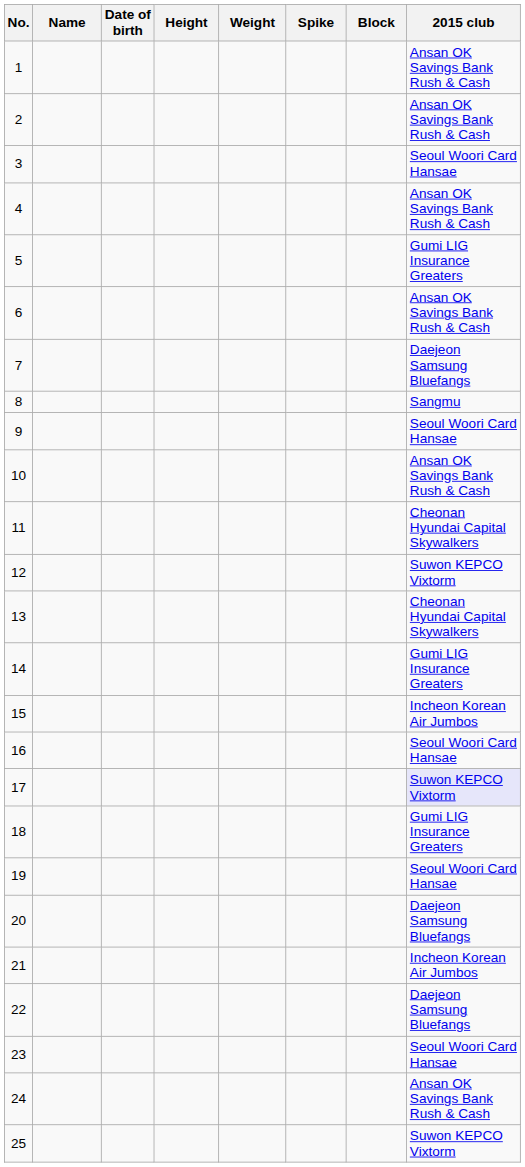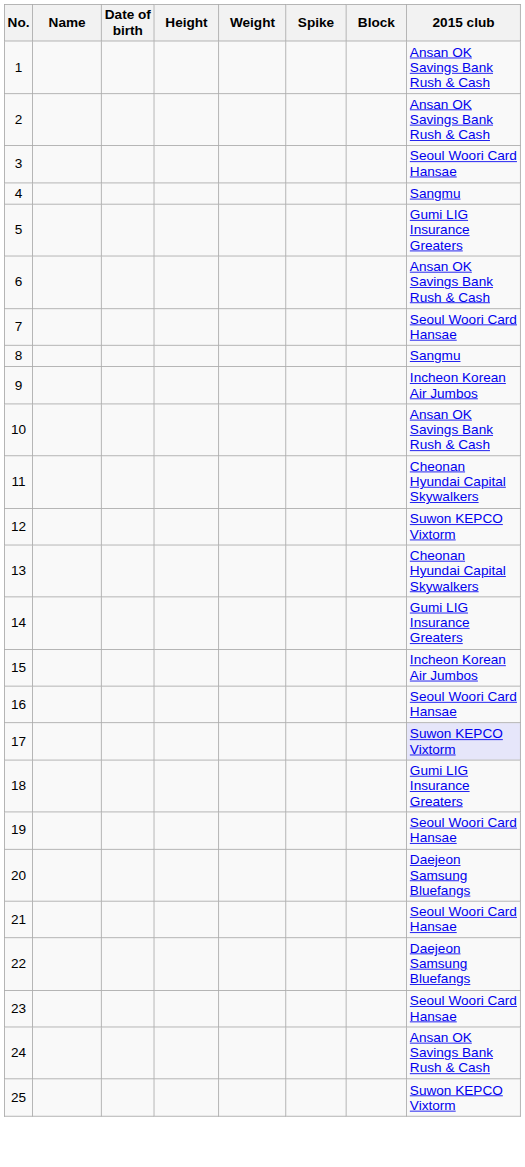(451, 208) Ansan OK Savings Bank Rush & Cash -> (435, 193) Sangmu
(440, 365) Daejeon Samsung Bluefangs -> (463, 326) Seoul Woori Card Hansae
(463, 431) Seoul Woori Card Hansae -> (458, 385) Incheon Korean Air Jumbos
(458, 965) Incheon Korean Air Jumbos -> (463, 919) Seoul Woori Card Hansae
